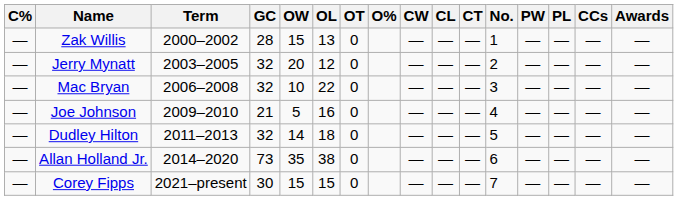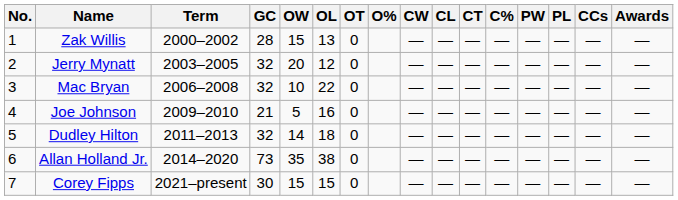columns swapped: (502, 16) <-> (20, 16)
